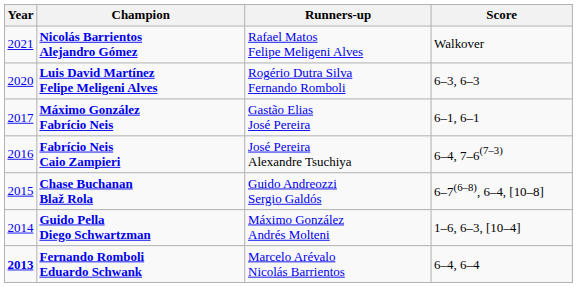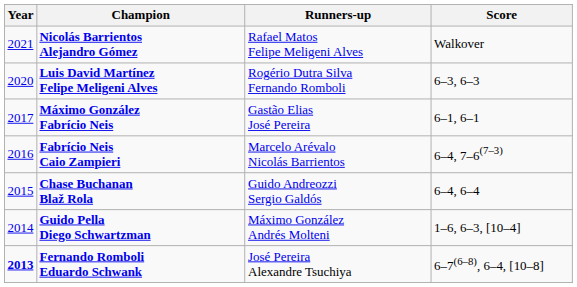(300, 154) José Pereira Alexandre Tsuchiya -> (296, 154) Marcelo Arévalo Nicolás Barrientos
(489, 191) 6–7(6–8), 6–4, [10–8] -> (457, 191) 6–4, 6–4
(296, 264) Marcelo Arévalo Nicolás Barrientos -> (300, 264) José Pereira Alexandre Tsuchiya
(457, 264) 6–4, 6–4 -> (489, 264) 6–7(6–8), 6–4, [10–8]
